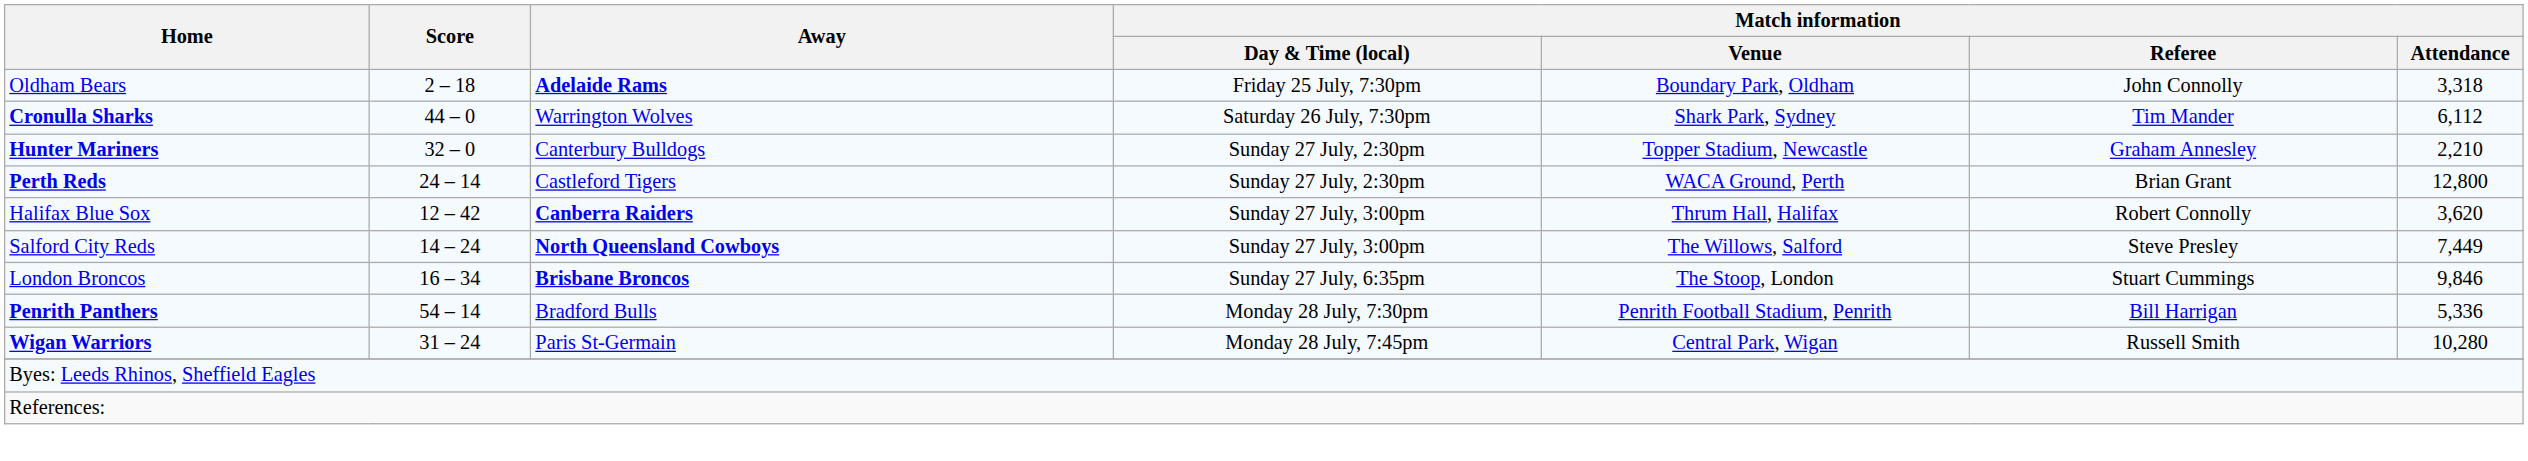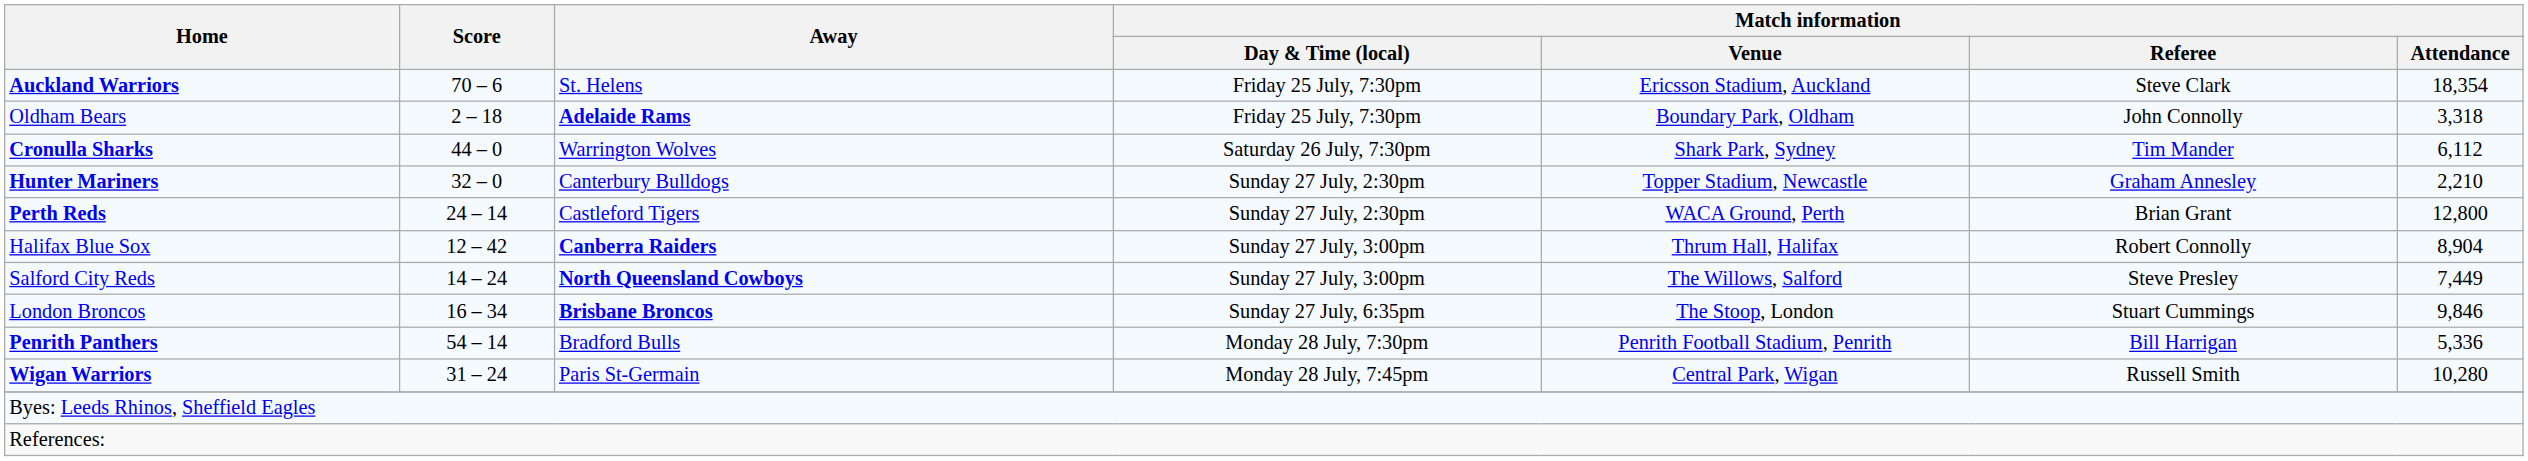+ row: (94, 85)
(2460, 213) 3,620 -> (2460, 246) 8,904
